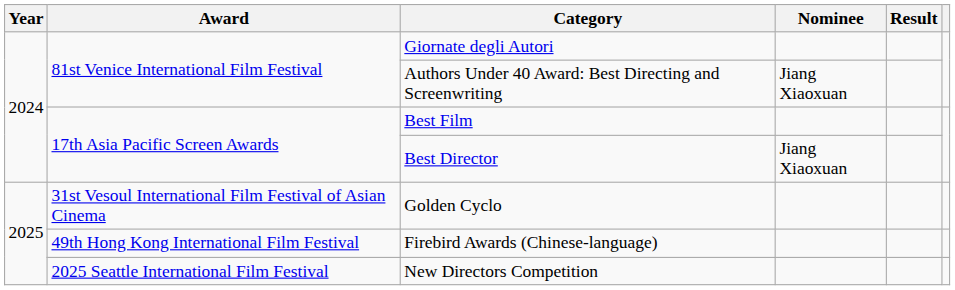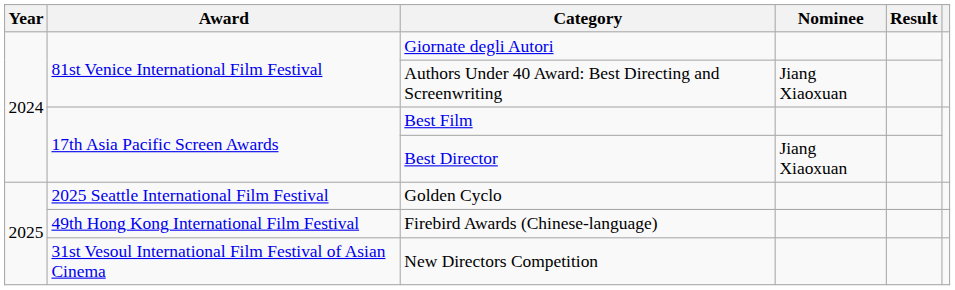(218, 205) 31st Vesoul International Film Festival of Asian Cinema -> (190, 195) 2025 Seattle International Film Festival
(190, 270) 2025 Seattle International Film Festival -> (218, 260) 31st Vesoul International Film Festival of Asian Cinema
